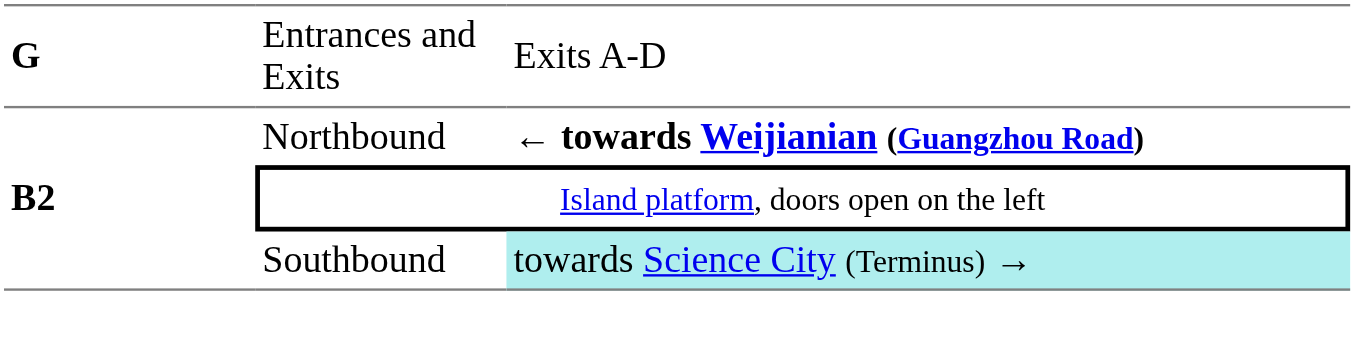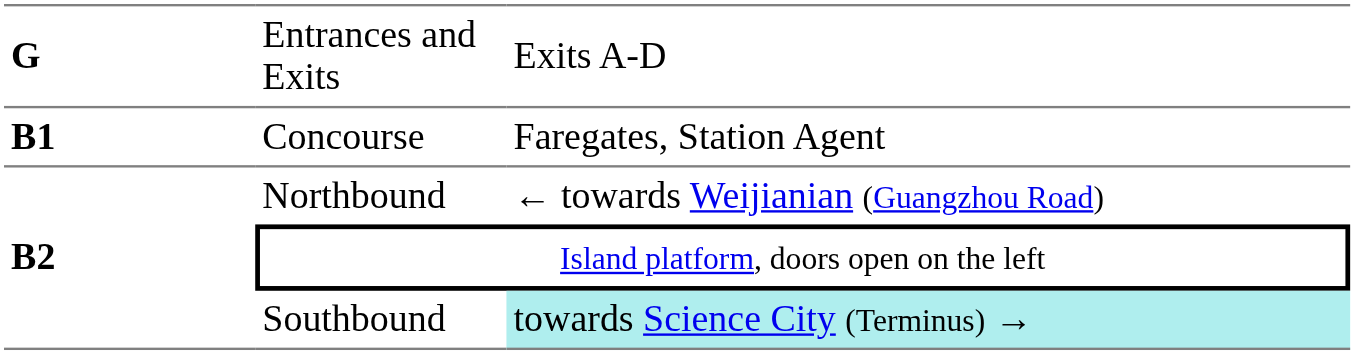+ row: (343, 136)
(829, 136) bold -> (809, 195) normal
